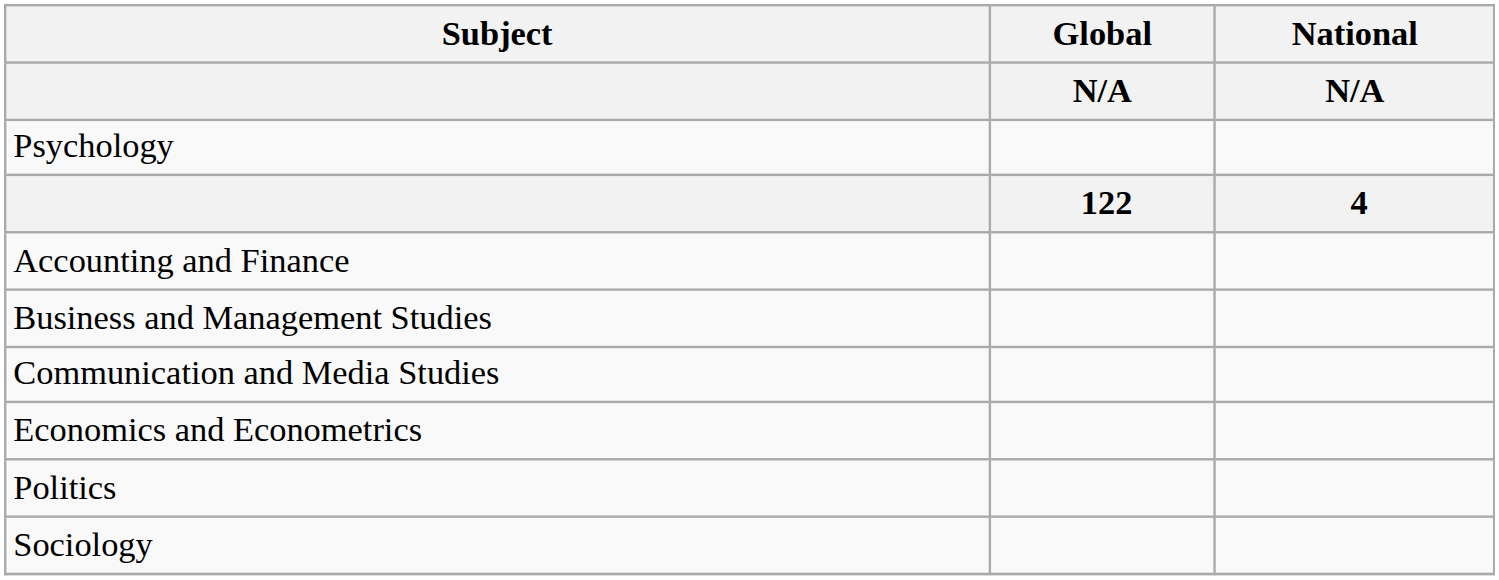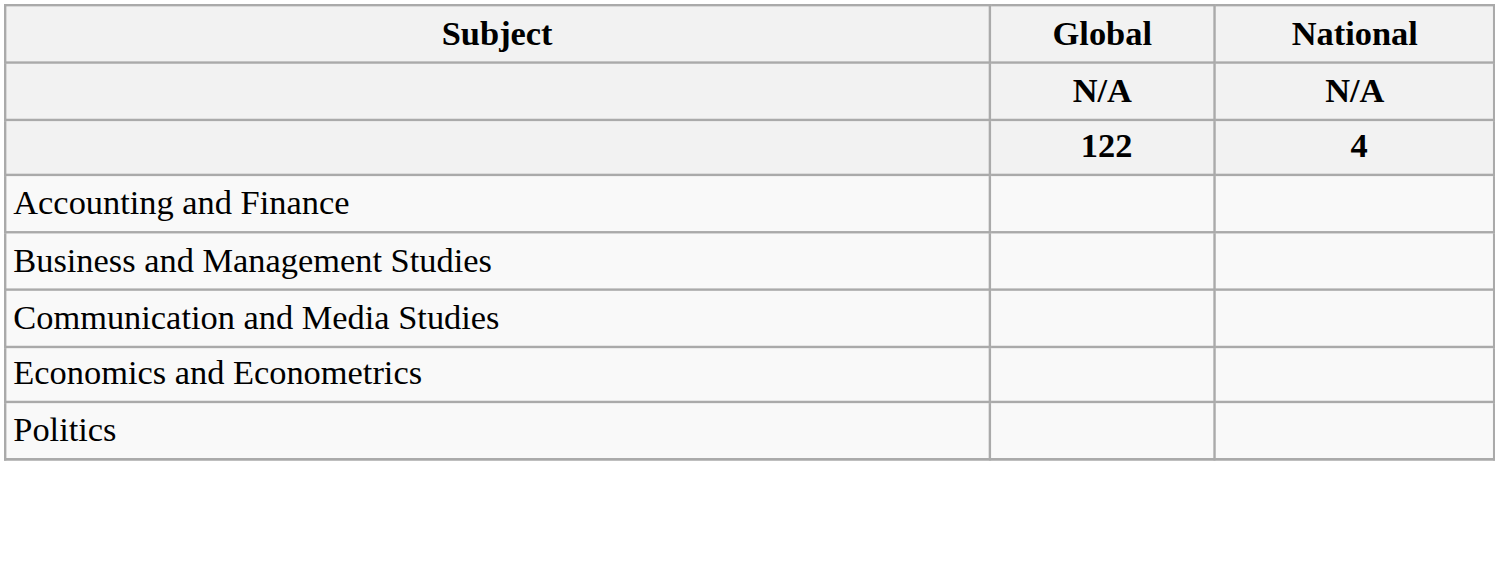- row: (94, 146)
- row: (83, 544)
